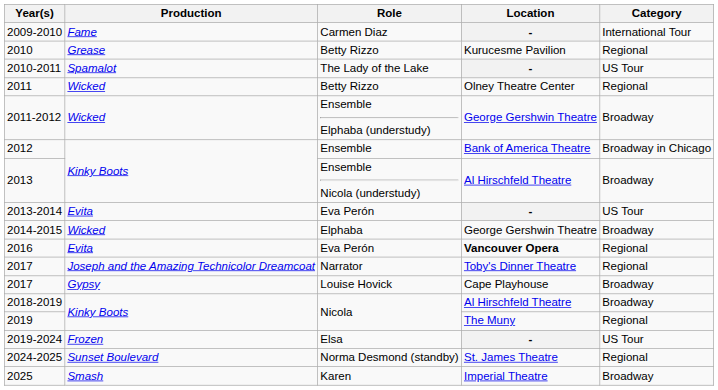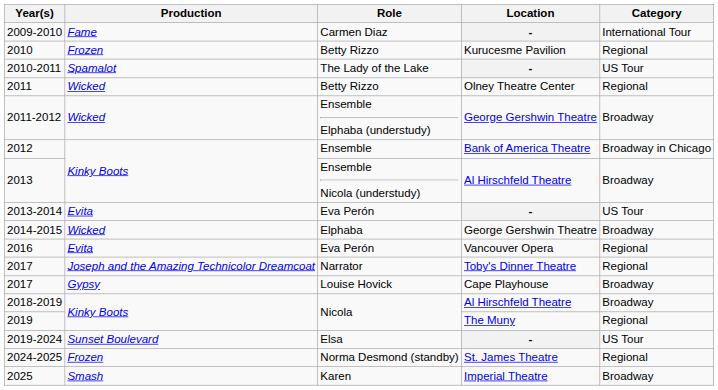(86, 50) Grease -> (85, 50) Frozen
(511, 248) bold -> (509, 248) normal
(85, 339) Frozen -> (113, 339) Sunset Boulevard
(113, 357) Sunset Boulevard -> (85, 357) Frozen
